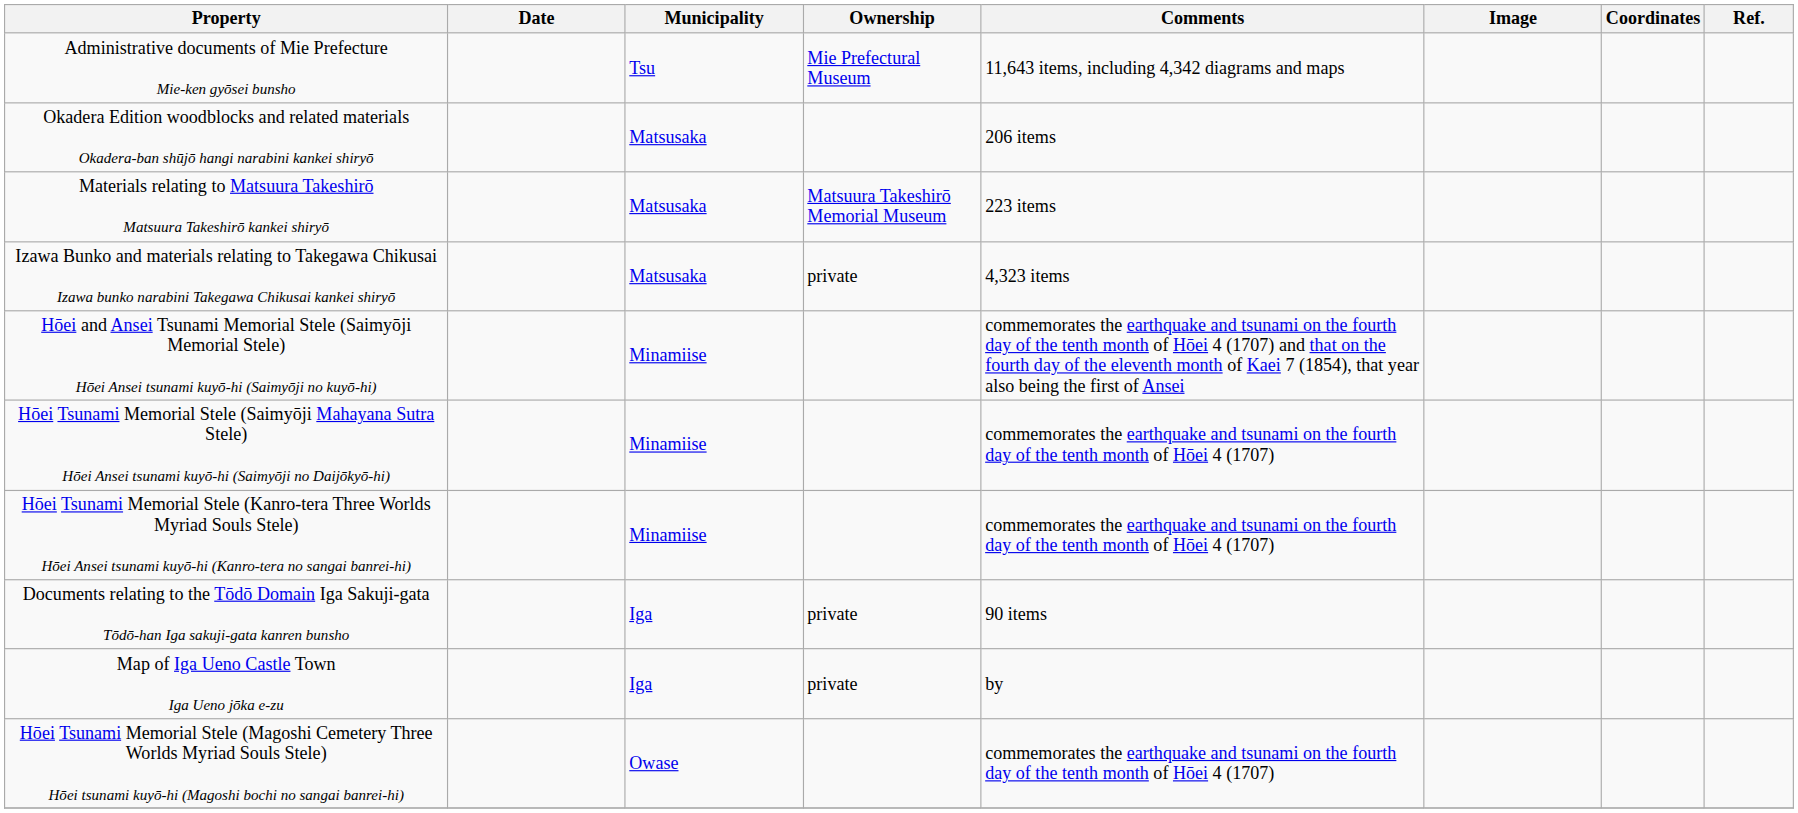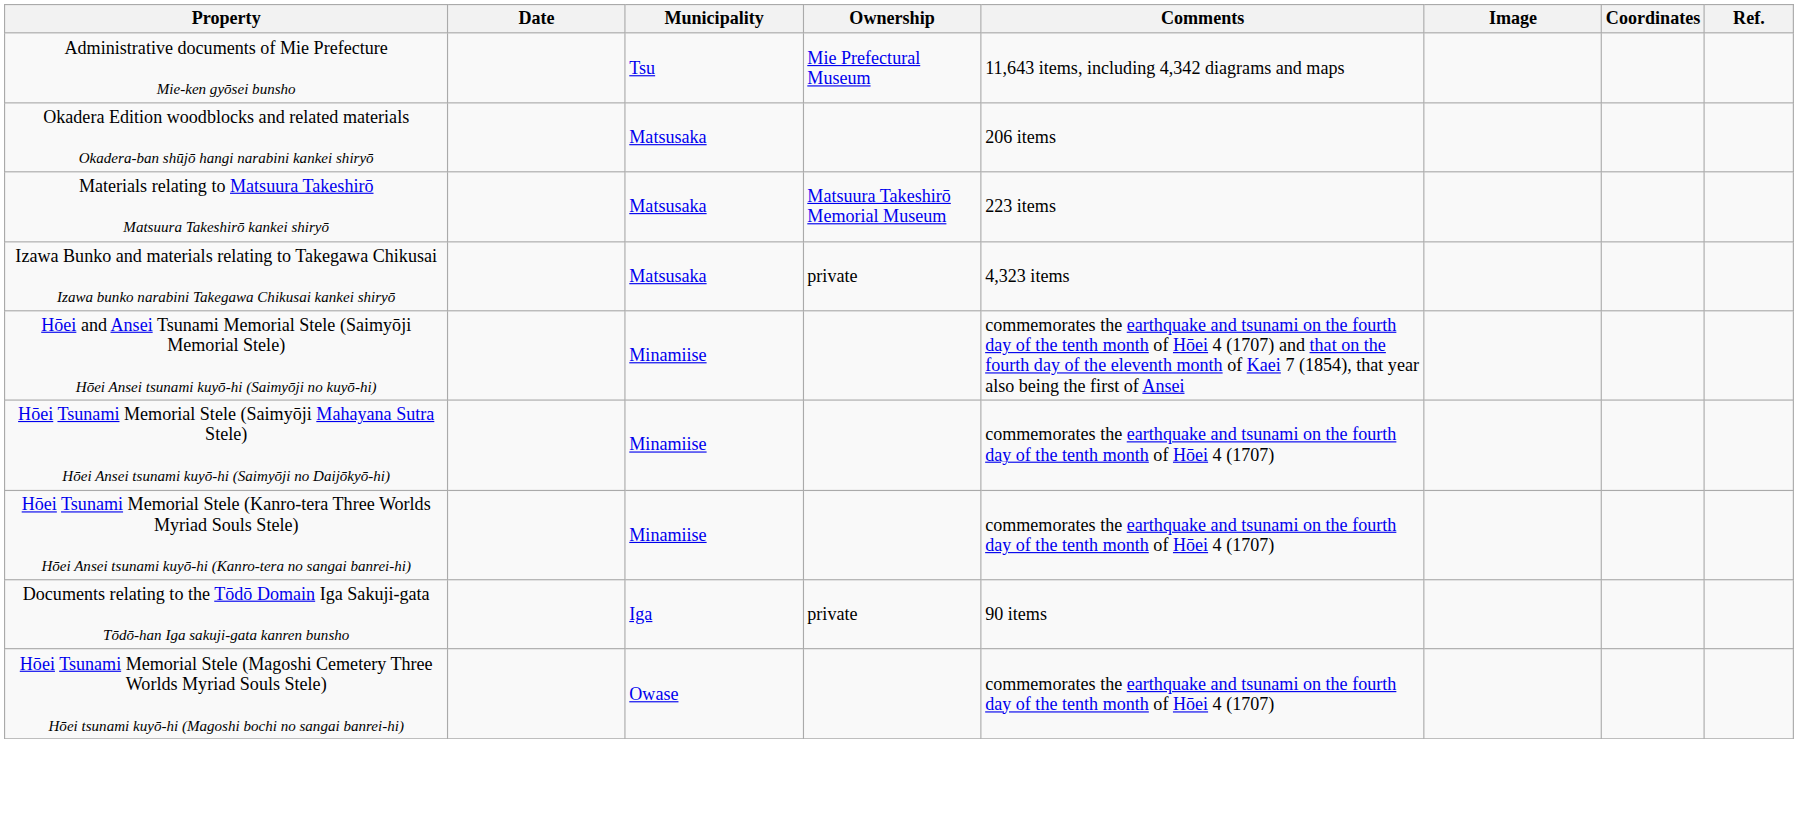- row: (226, 683)
